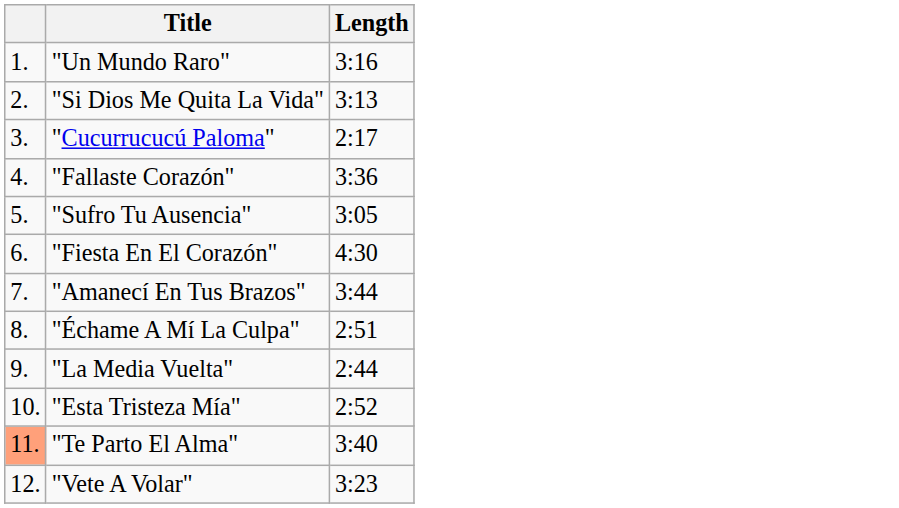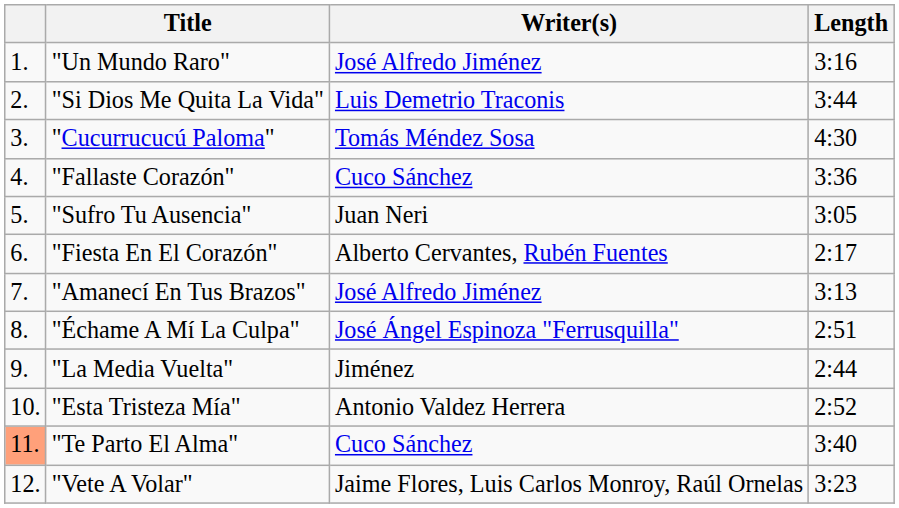+ column: (569, 23)
(356, 100) 3:13 -> (836, 100) 3:44
(356, 138) 2:17 -> (836, 138) 4:30
(356, 253) 4:30 -> (836, 253) 2:17
(356, 291) 3:44 -> (836, 291) 3:13
